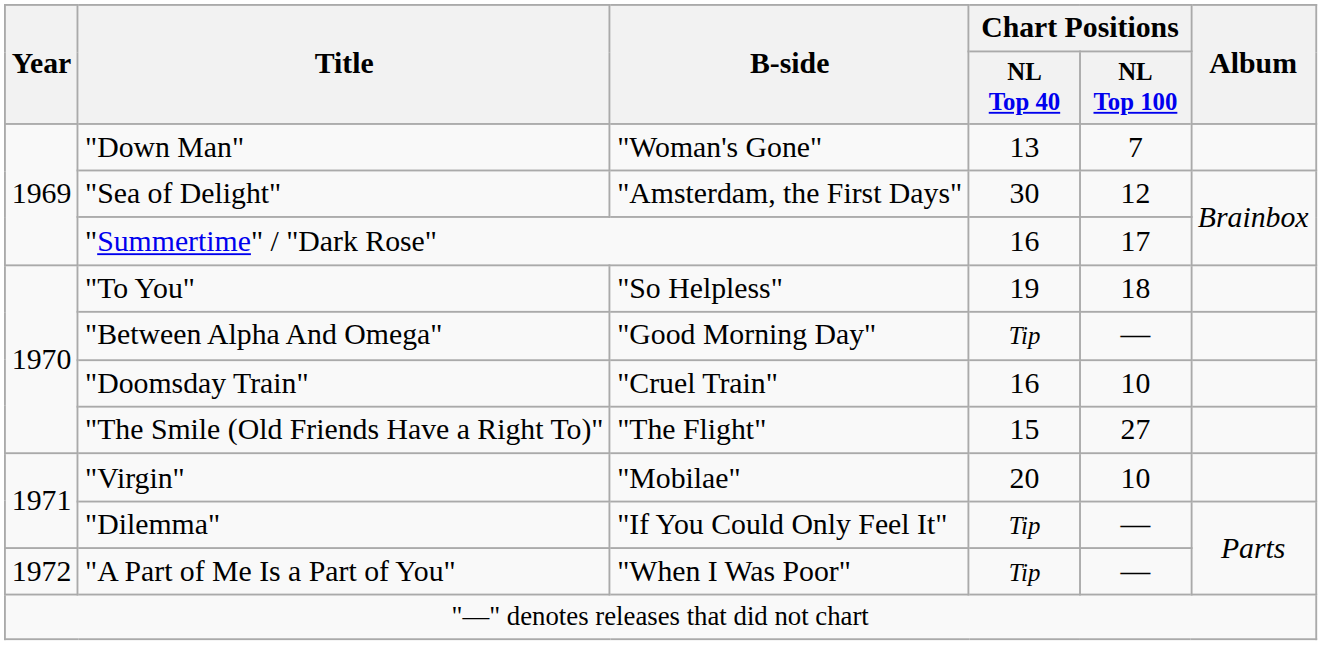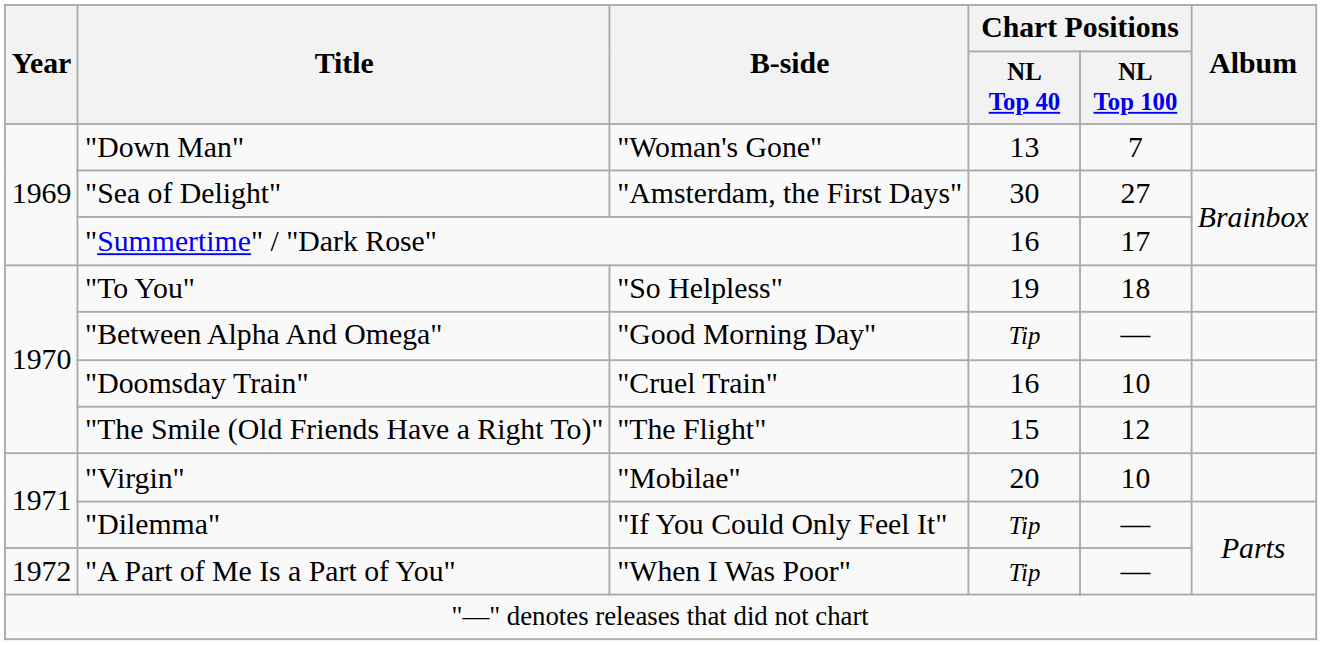(1135, 193) 12 -> (1135, 193) 27
(1135, 429) 27 -> (1135, 429) 12
